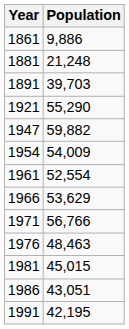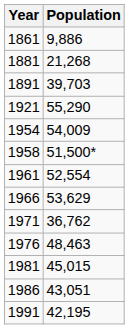(68, 61) 21,248 -> (68, 61) 21,268
- row: (24, 130)
+ row: (24, 152)
(68, 221) 56,766 -> (68, 221) 36,762
